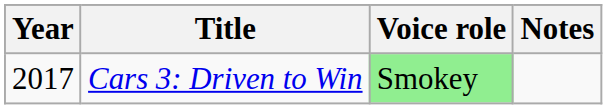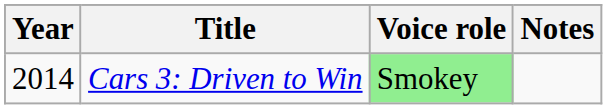(43, 77) 2017 -> (43, 77) 2014
